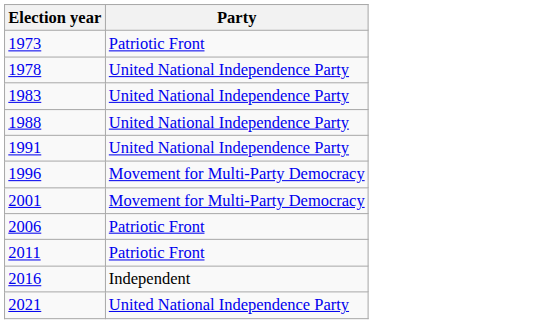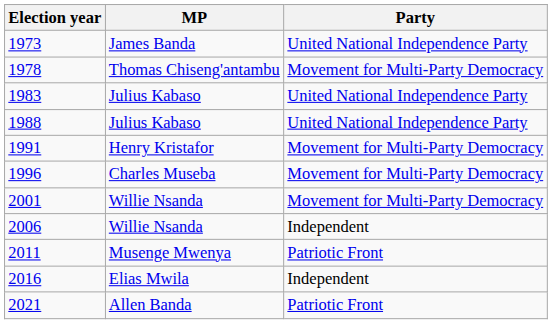+ column: (194, 17)
(157, 43) Patriotic Front -> (407, 43) United National Independence Party
(229, 69) United National Independence Party -> (415, 69) Movement for Multi-Party Democracy
(229, 148) United National Independence Party -> (415, 148) Movement for Multi-Party Democracy
(157, 226) Patriotic Front -> (328, 226) Independent
(229, 305) United National Independence Party -> (335, 305) Patriotic Front
